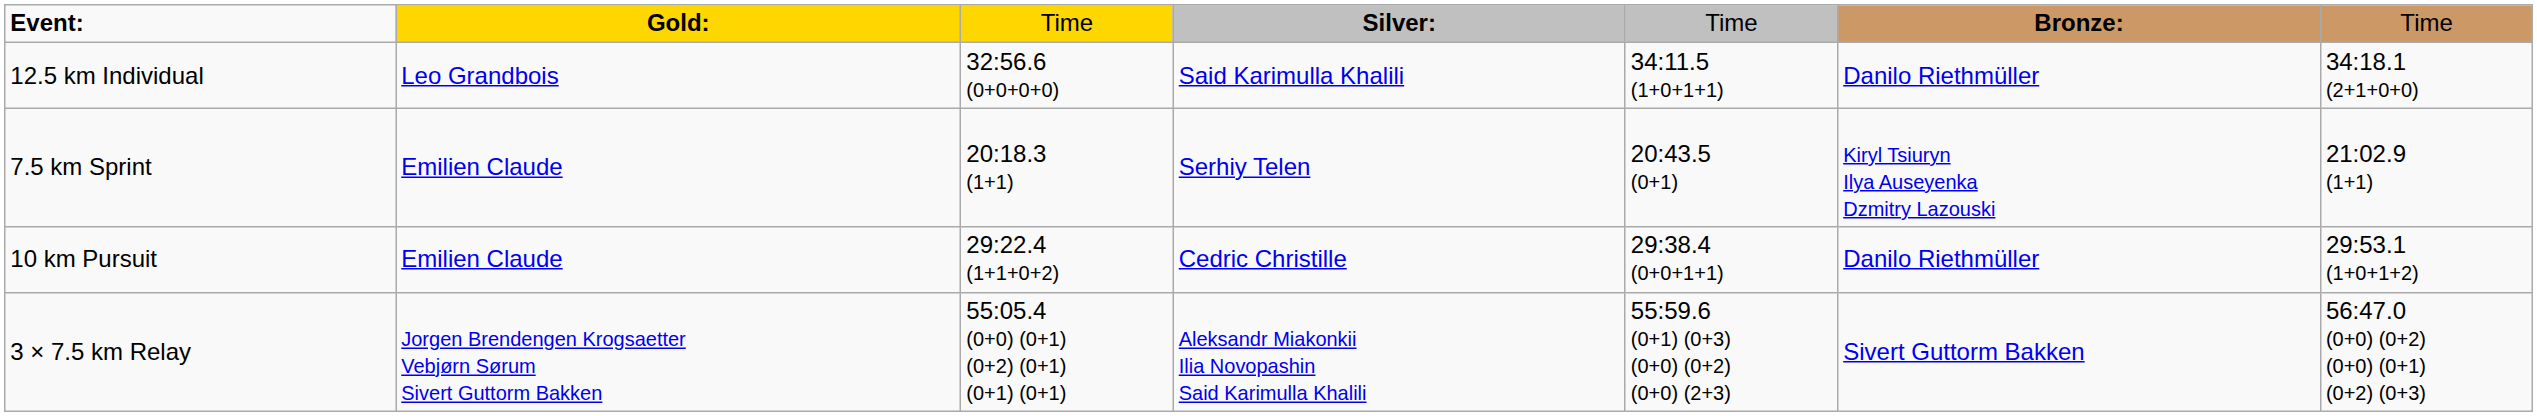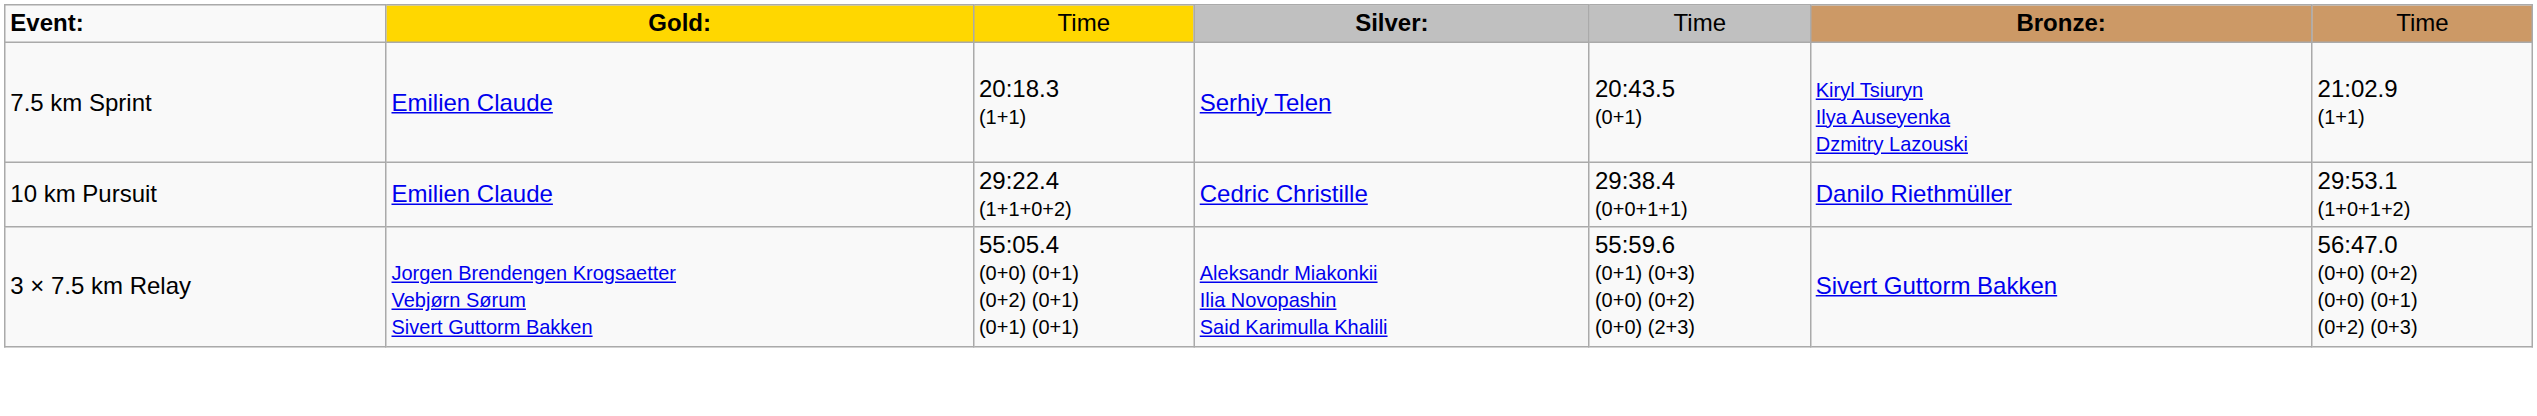- row: (107, 75)
